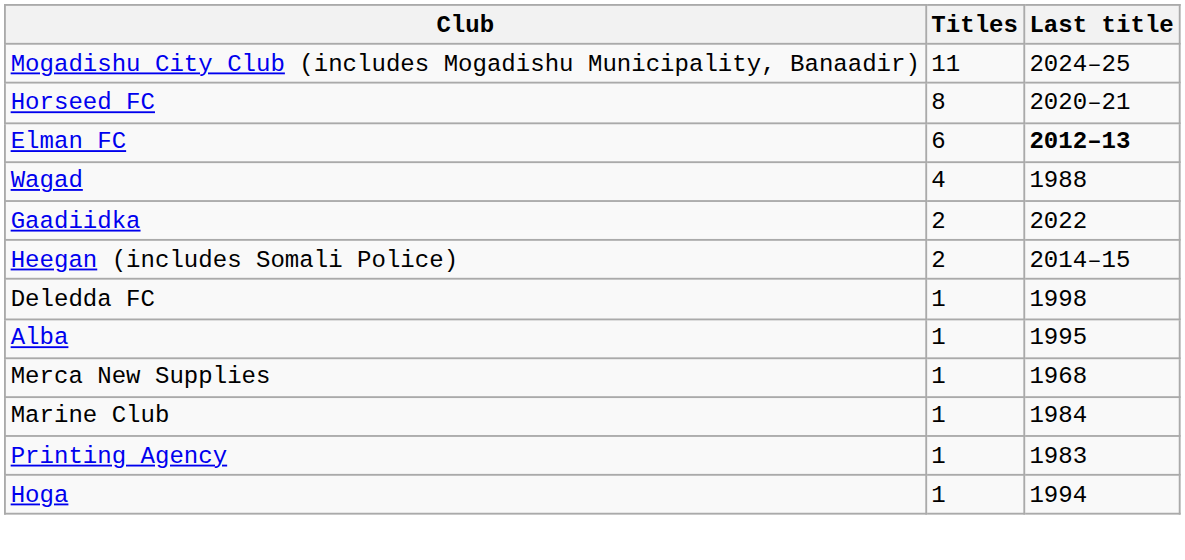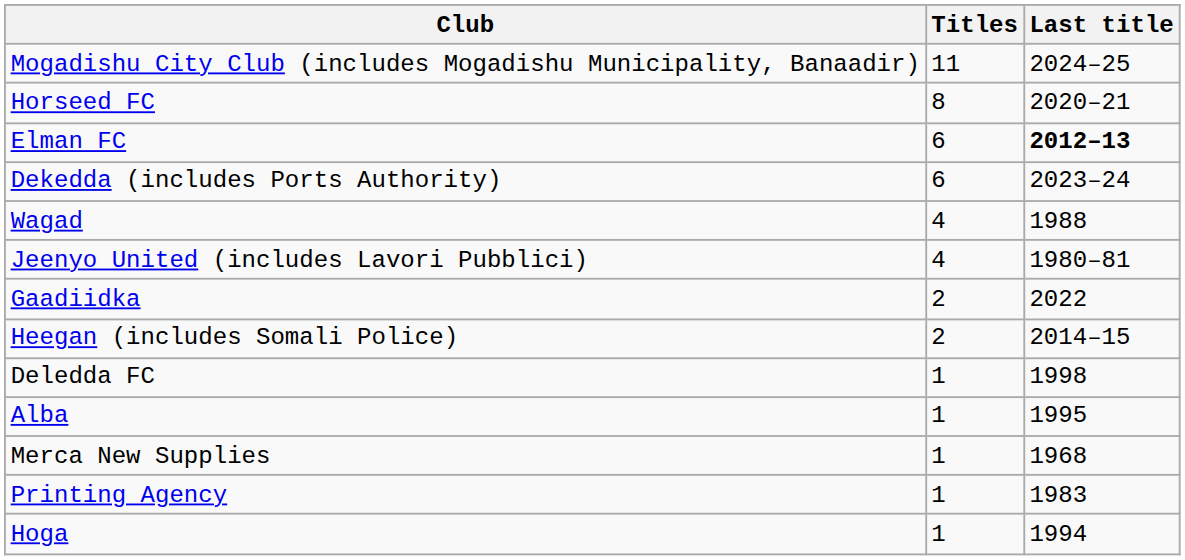+ row: (256, 181)
+ row: (299, 260)
- row: (90, 416)
